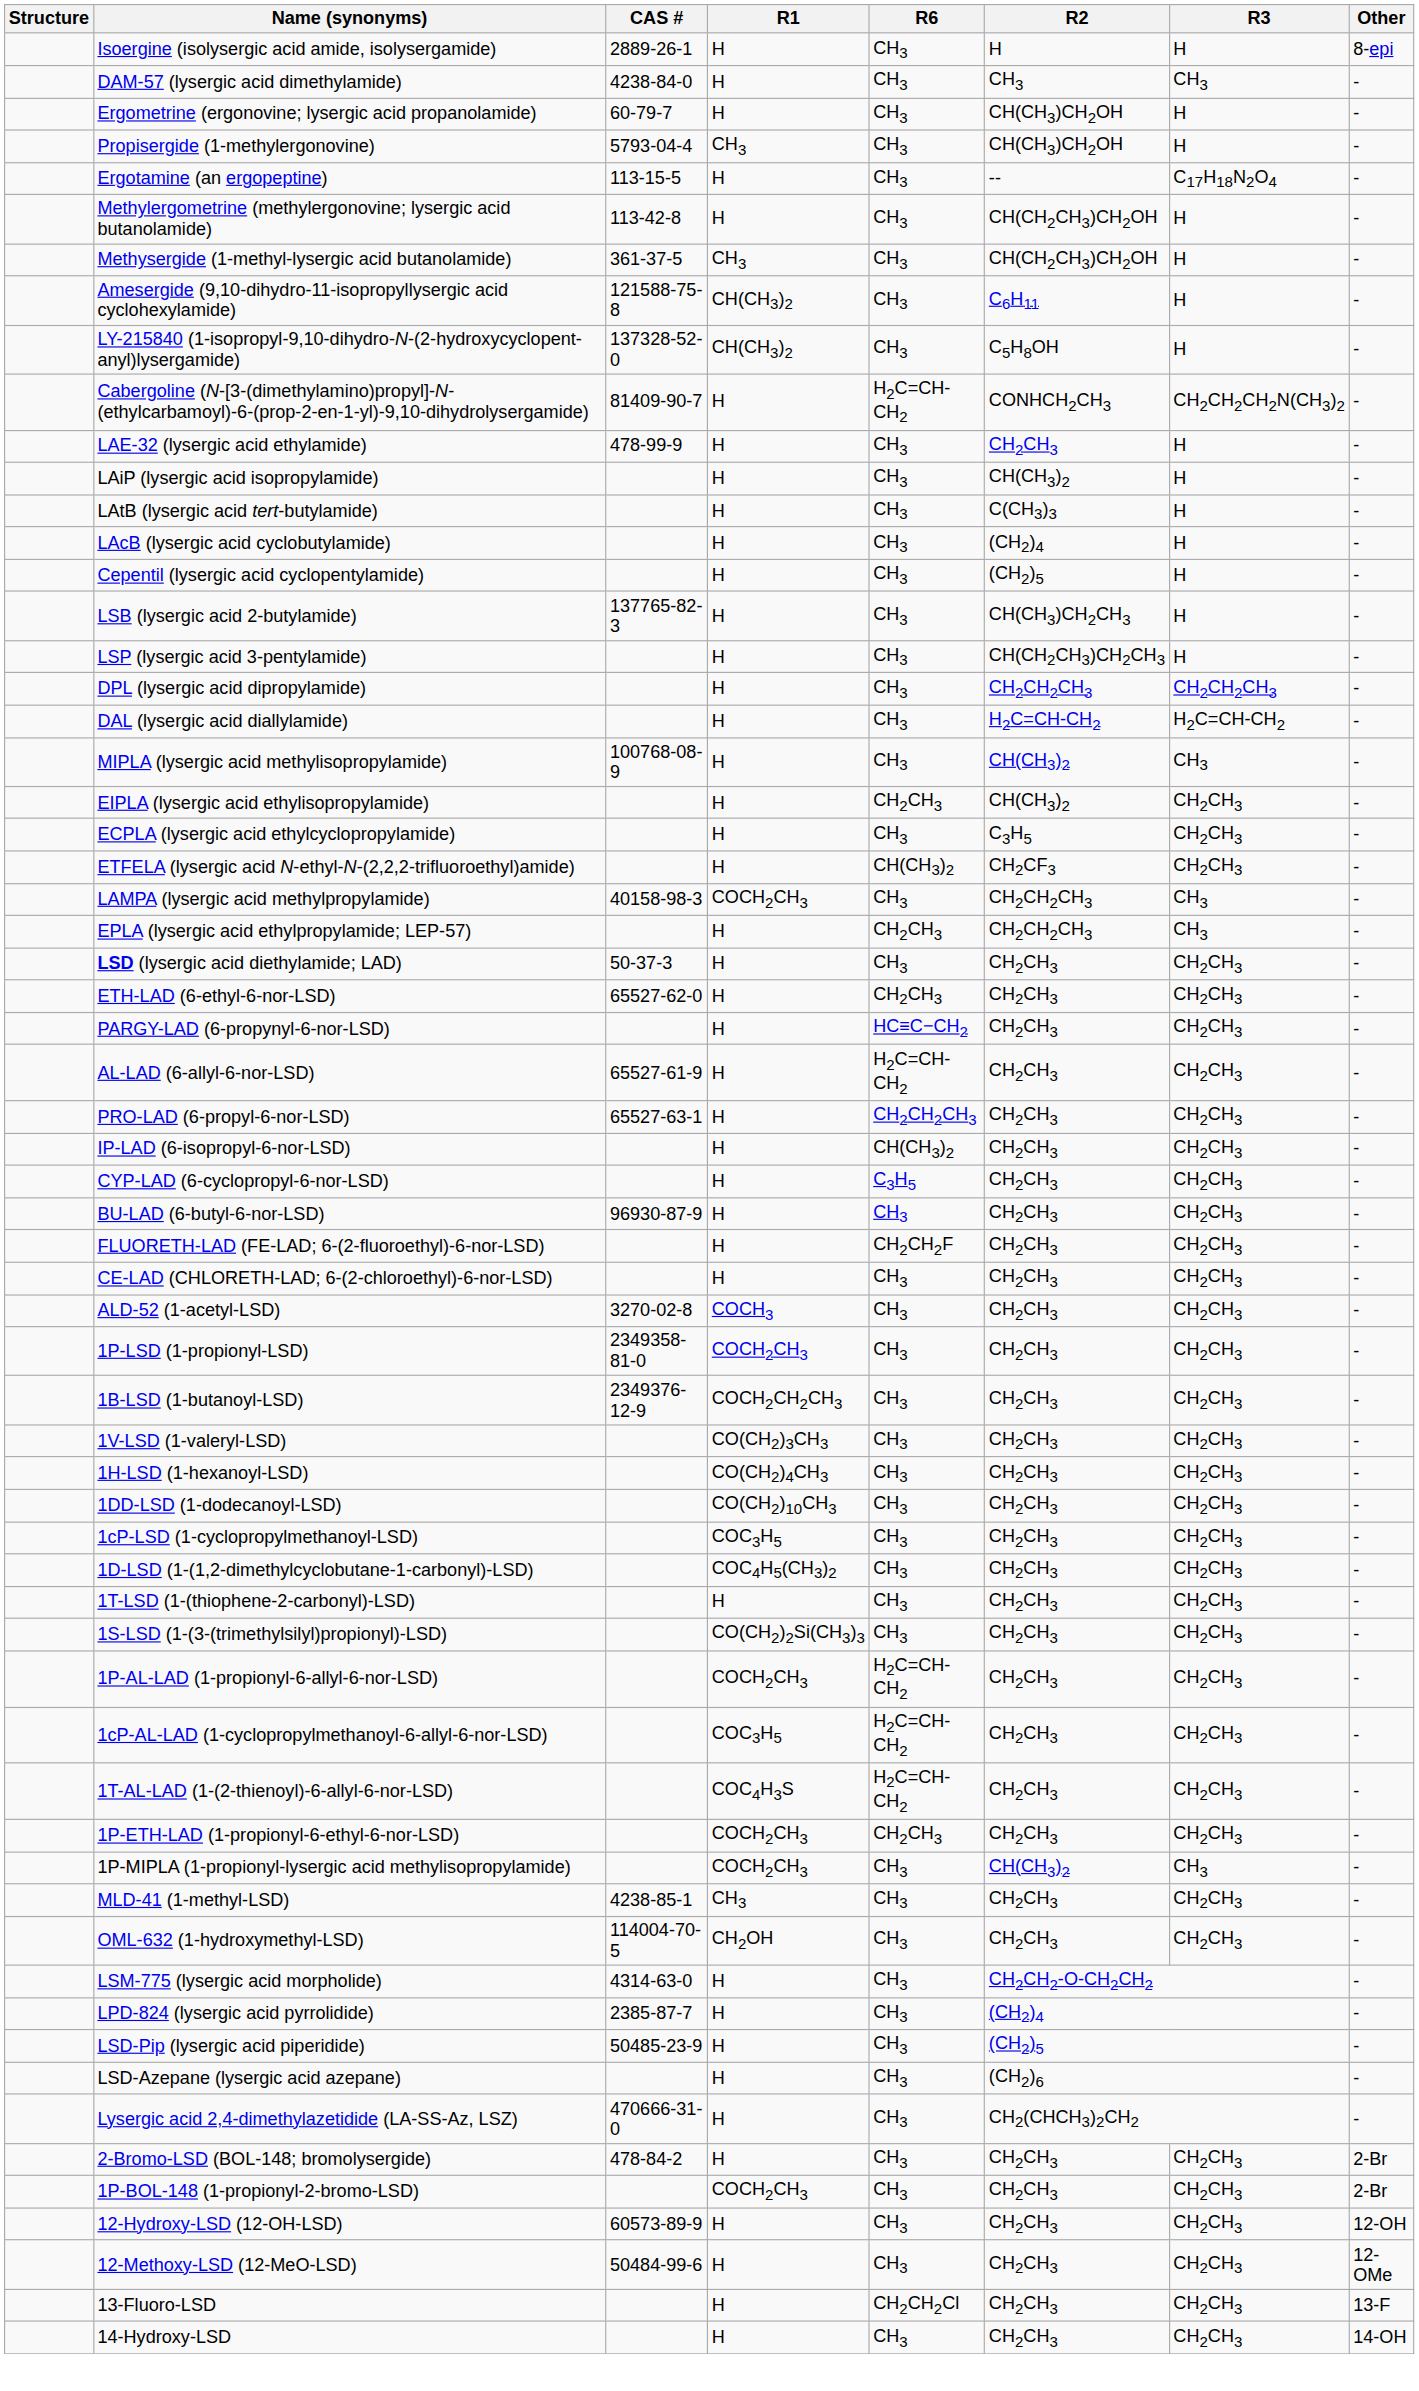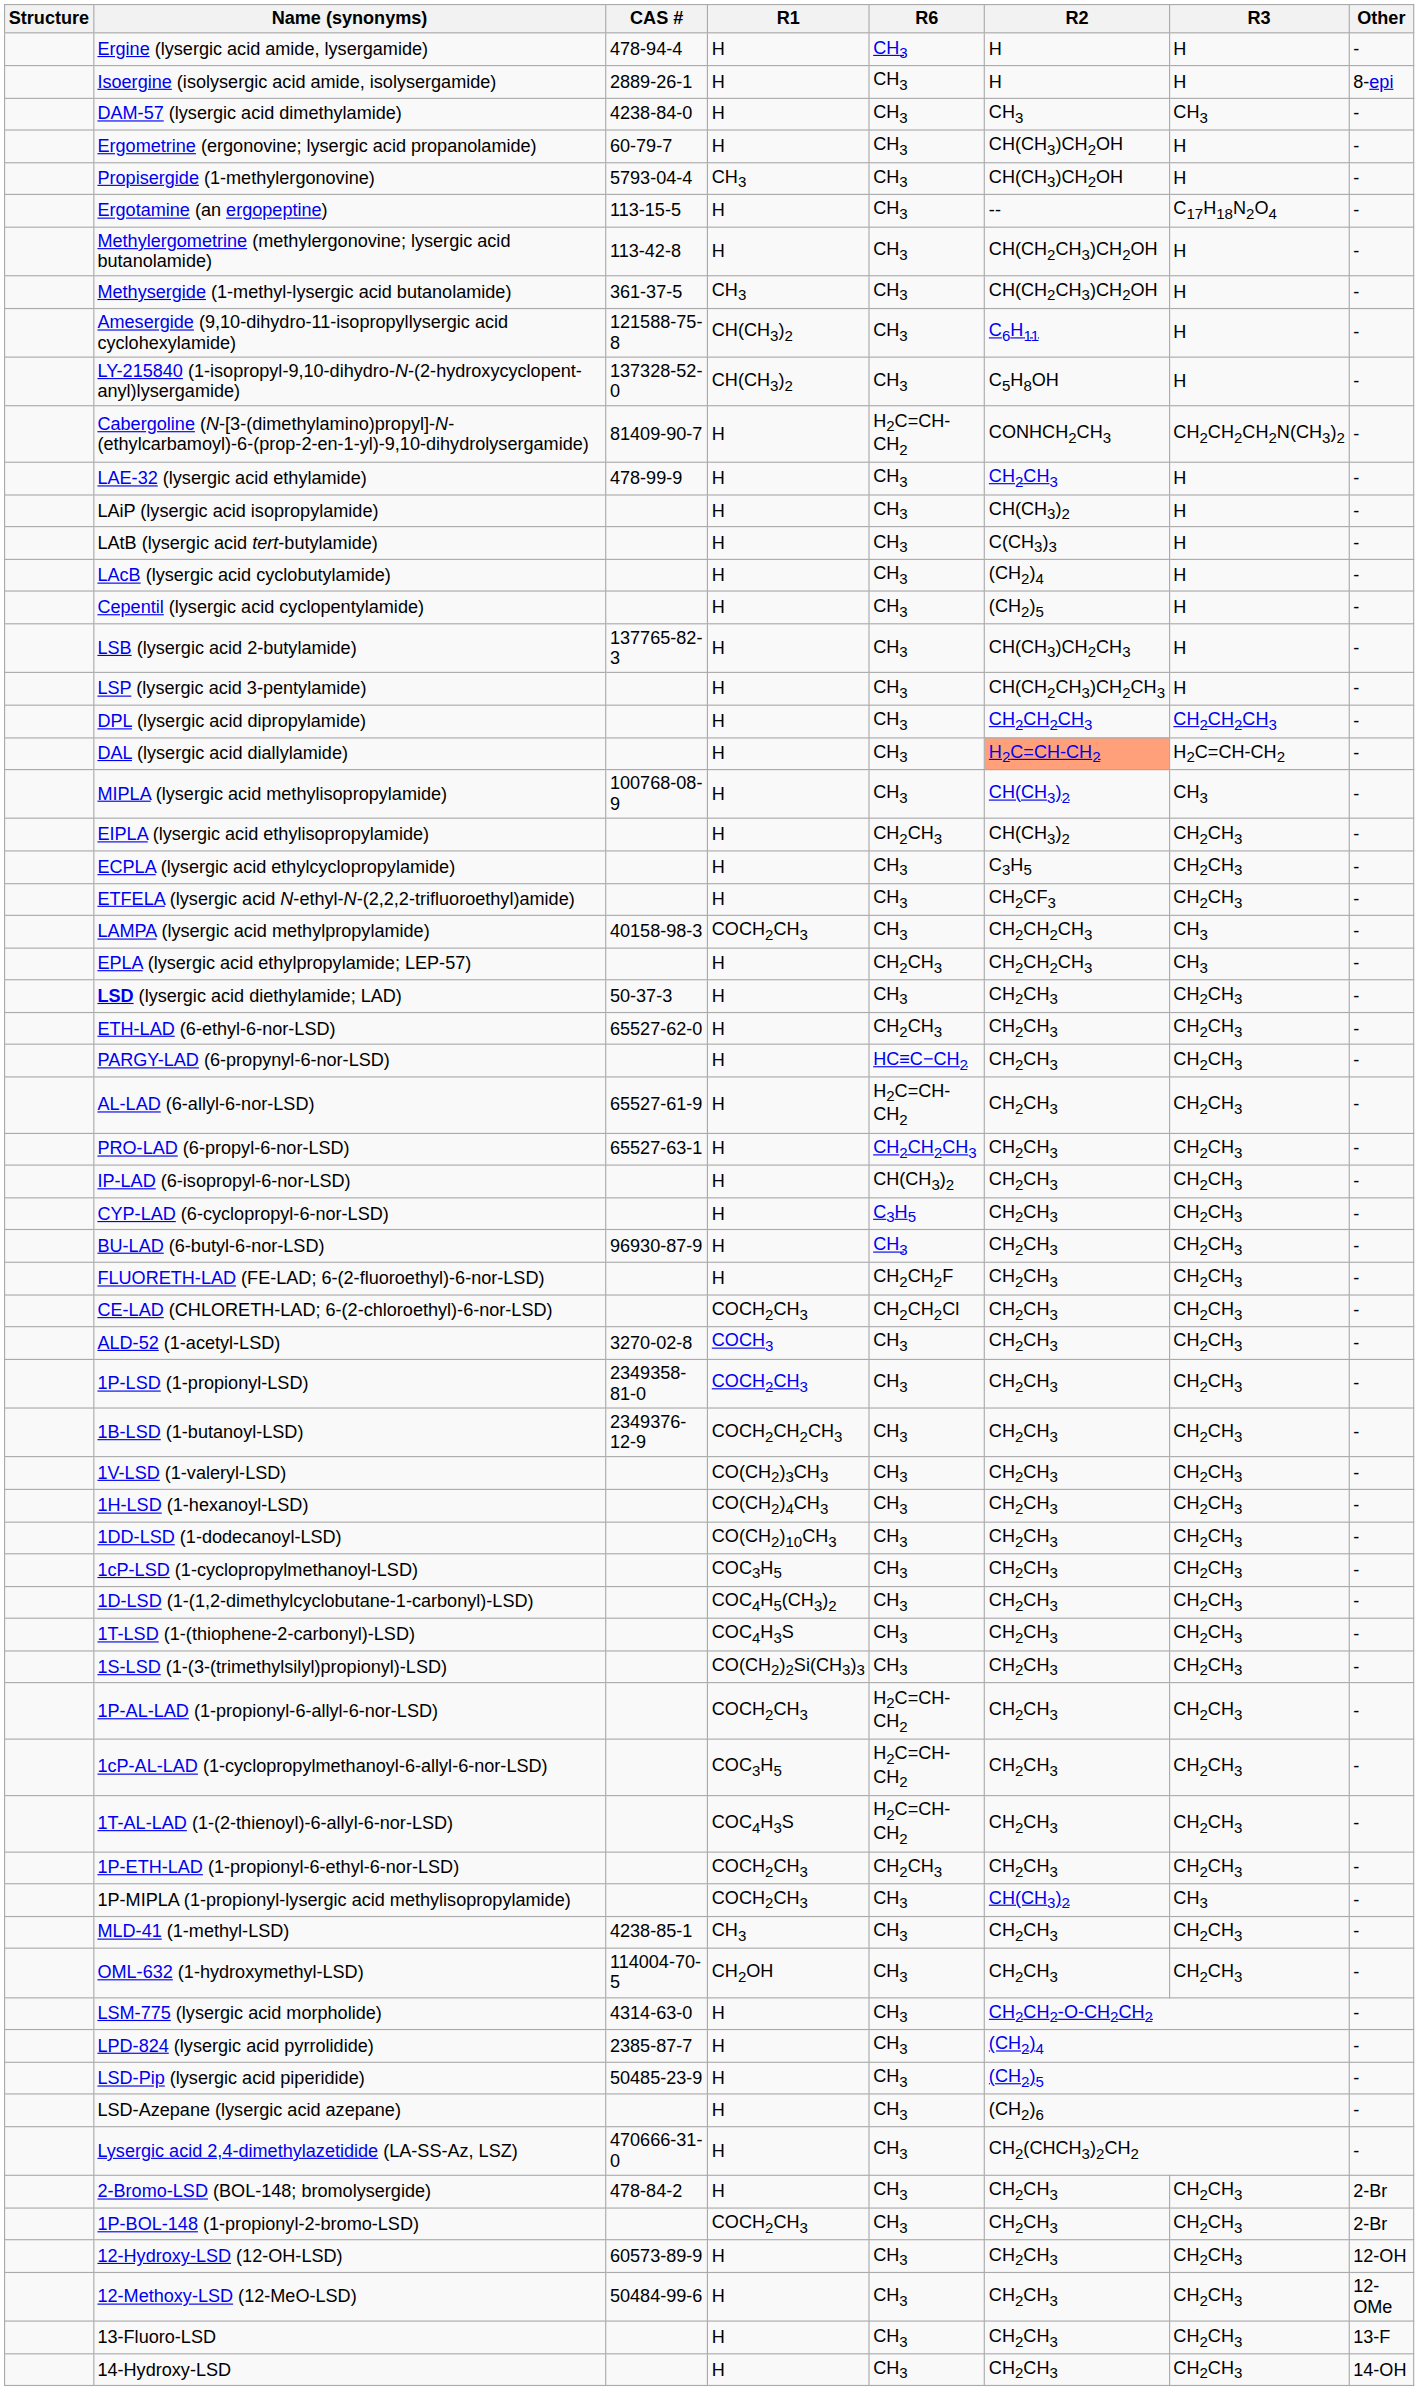+ row: (263, 49)
(1045, 721) no background -> (1045, 754) lightsalmon background
(914, 867) CH(CH3)2 -> (890, 899) CH3
(718, 1278) H -> (760, 1311) COCH2CH3
(890, 1278) CH3 -> (916, 1311) CH2CH2Cl
(718, 1602) H -> (753, 1635) COC4H3S
(916, 2305) CH2CH2Cl -> (890, 2338) CH3
